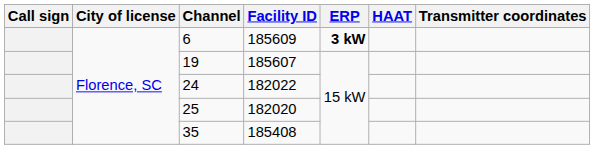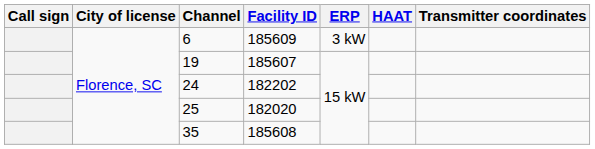(348, 39) bold -> (349, 39) normal
(272, 86) 182022 -> (272, 86) 182202
(272, 132) 185408 -> (272, 132) 185608
